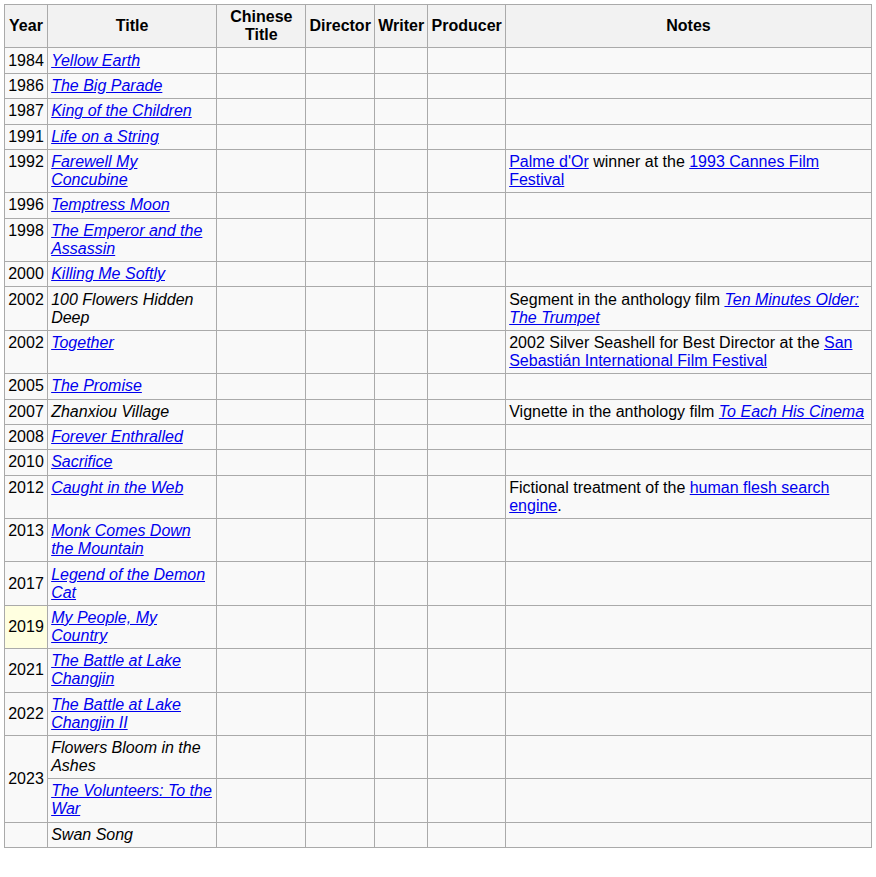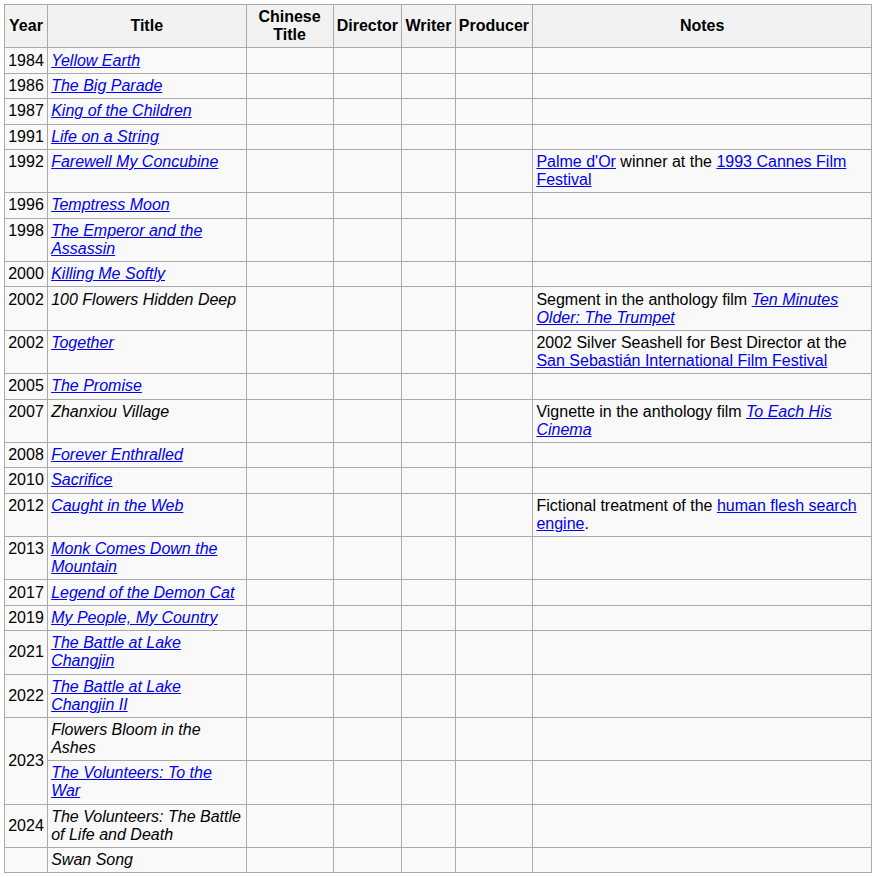(26, 626) lightyellow background -> (26, 617) no background
+ row: (146, 825)
